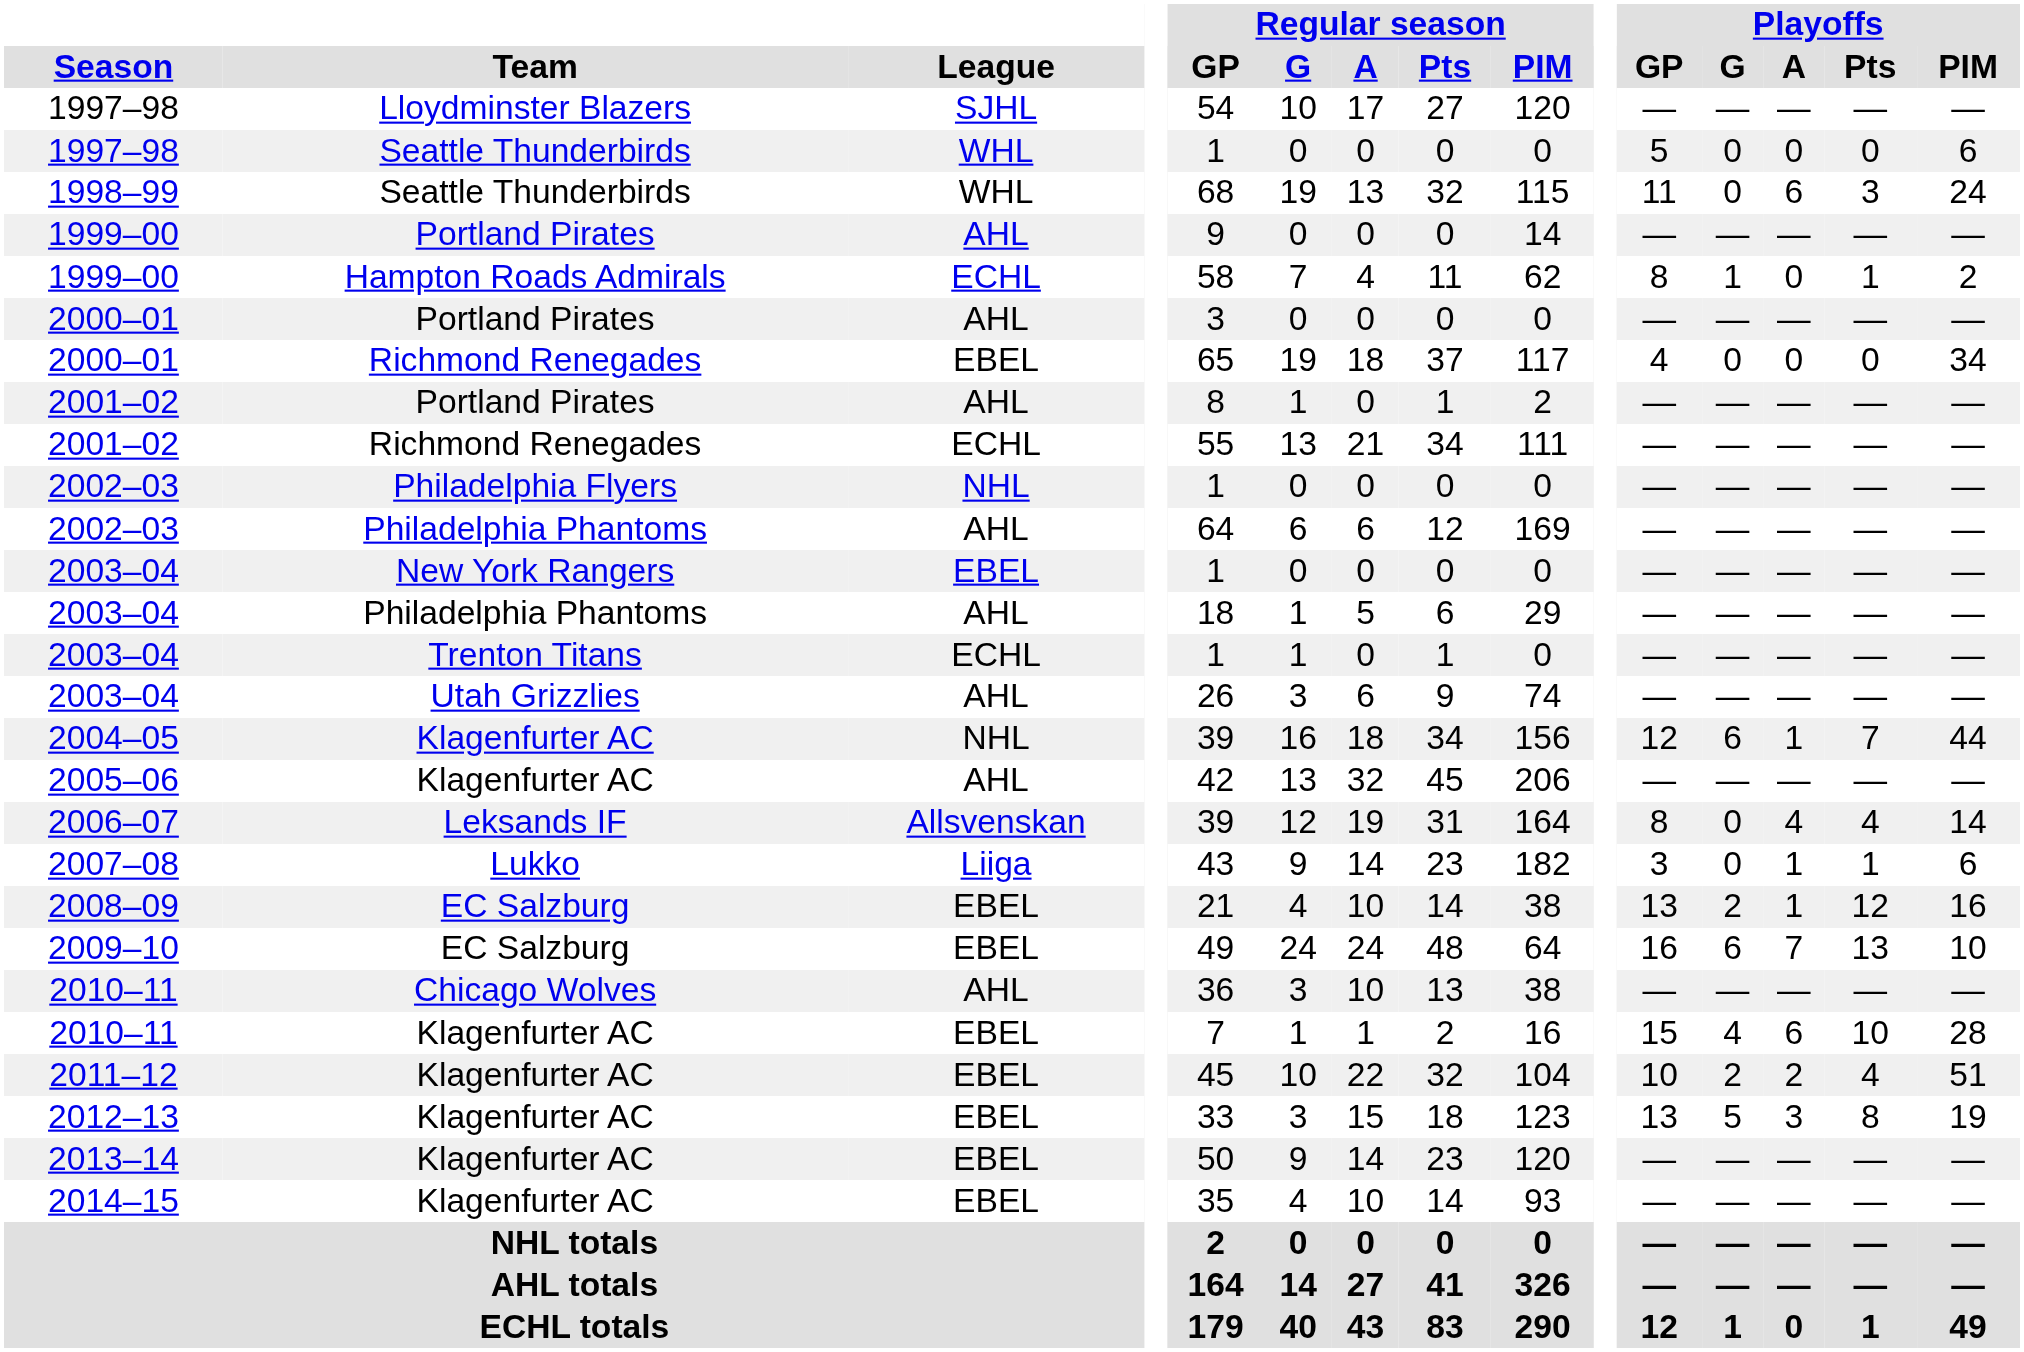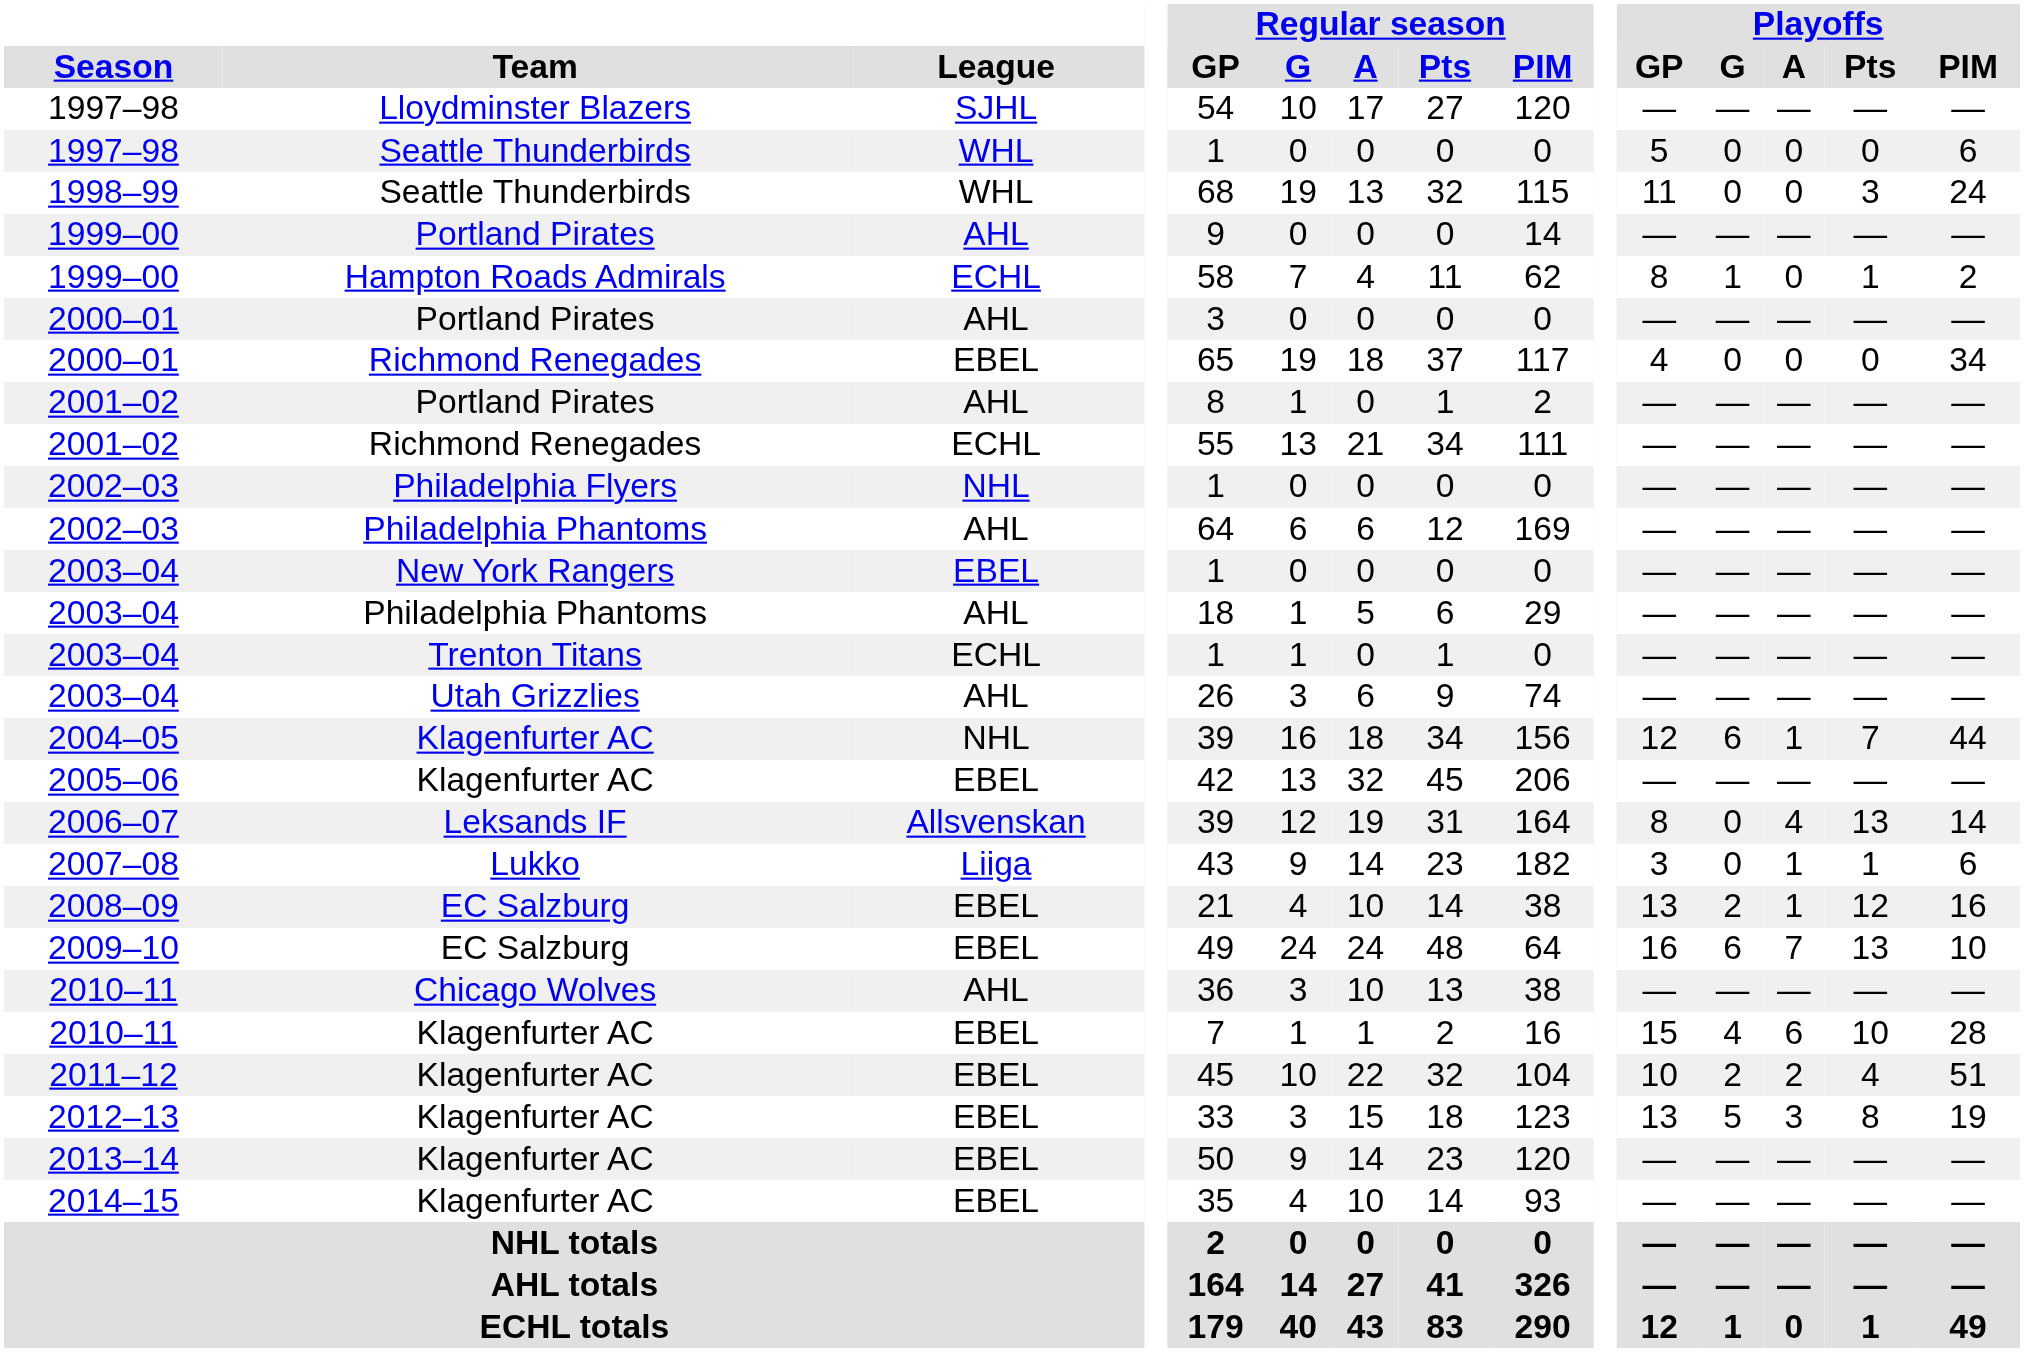(1794, 192) 6 -> (1794, 192) 0
(996, 780) AHL -> (996, 780) EBEL
(1870, 822) 4 -> (1870, 822) 13
